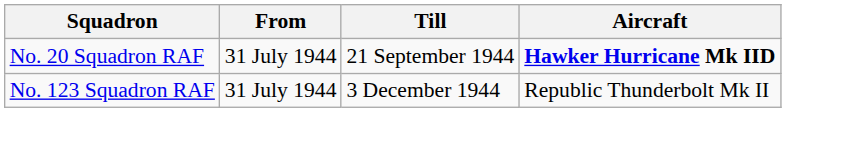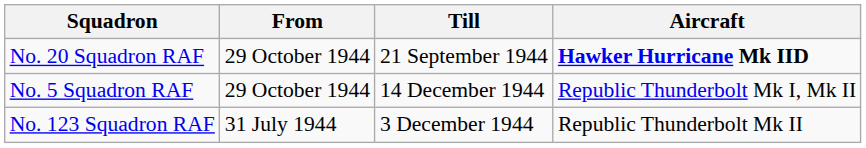(281, 55) 31 July 1944 -> (297, 55) 29 October 1944
+ row: (101, 90)
